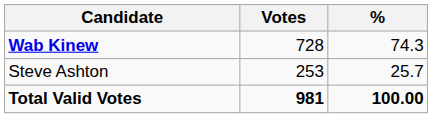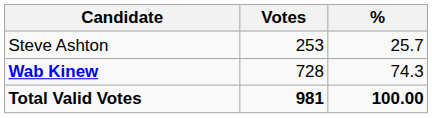rows swapped: (53, 44) <-> (58, 71)
